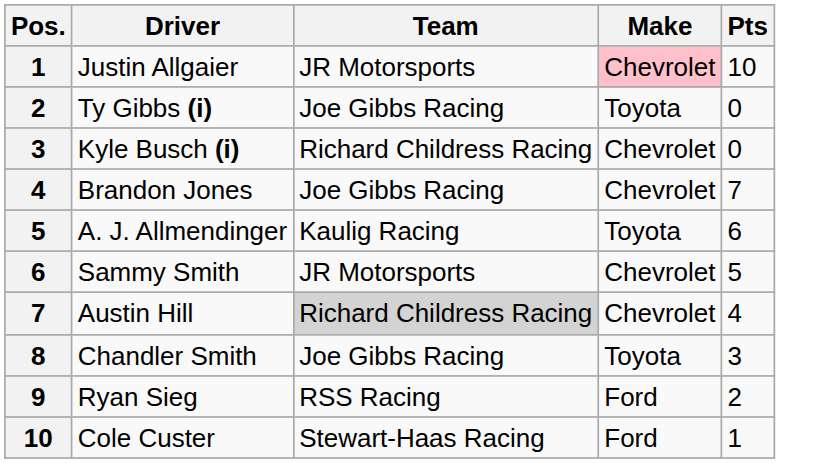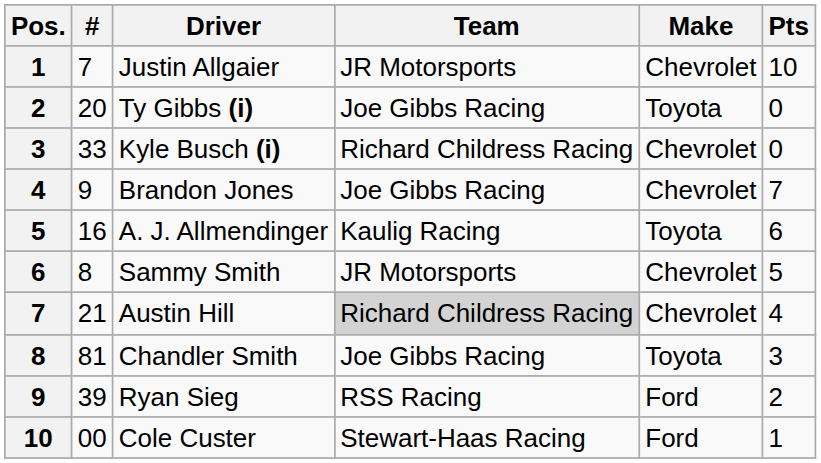+ column: (92, 26)
(660, 67) pink background -> (701, 67) no background
